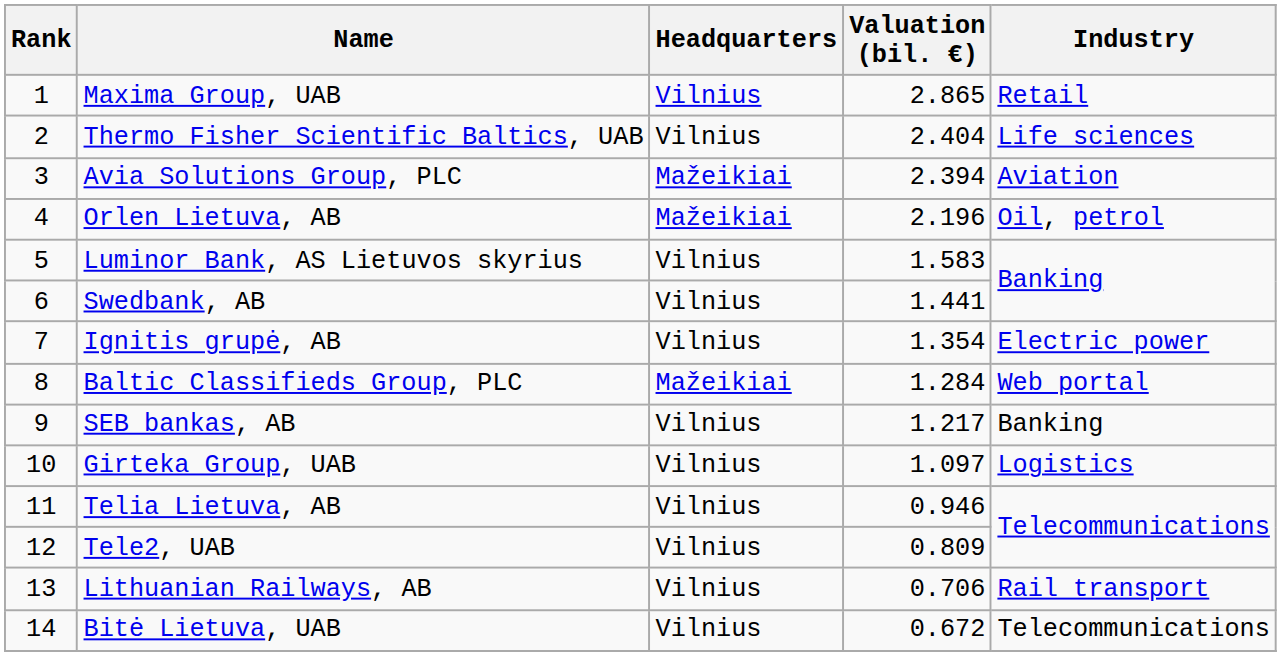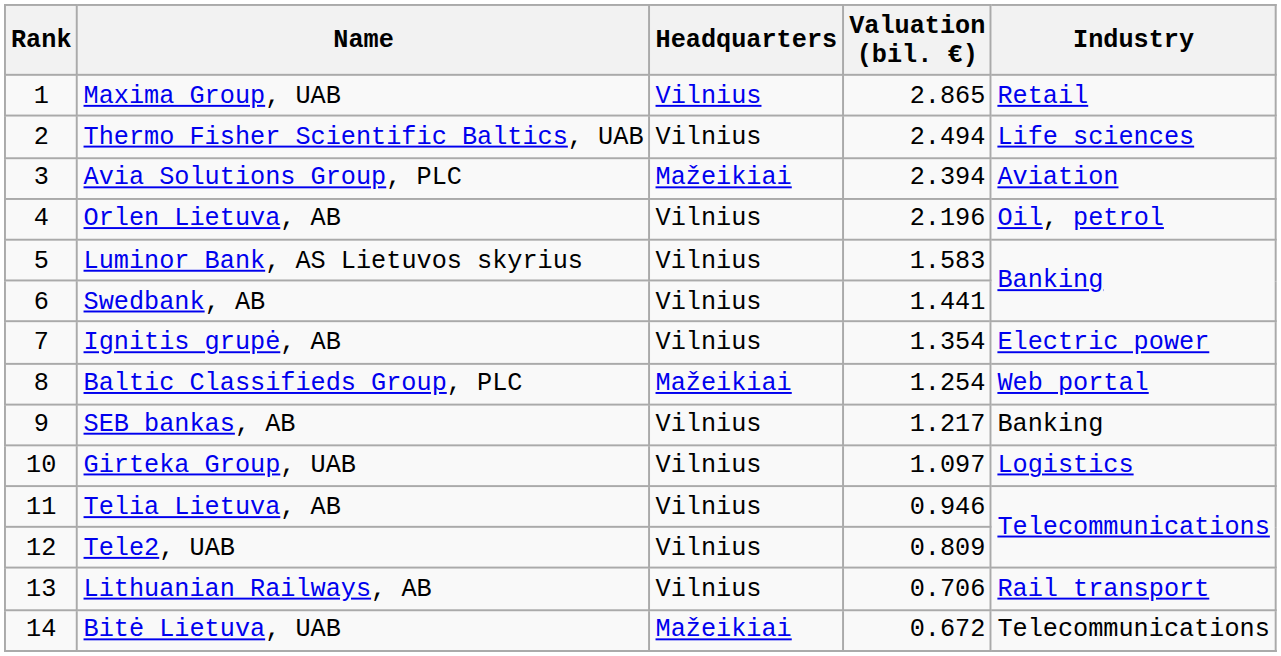(948, 137) 2.404 -> (948, 137) 2.494
(724, 219) Mažeikiai -> (709, 219) Vilnius
(948, 383) 1.284 -> (948, 383) 1.254
(709, 630) Vilnius -> (724, 630) Mažeikiai
